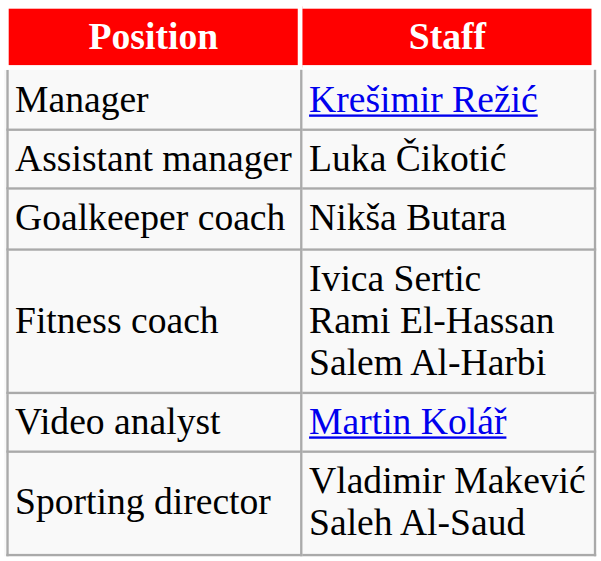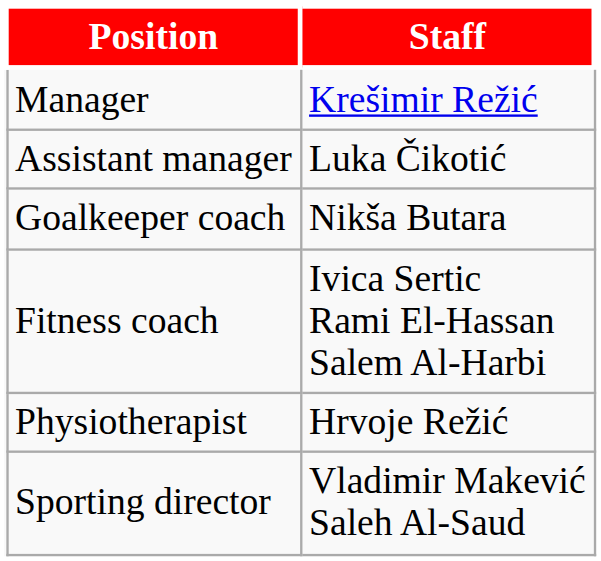- row: (118, 421)
+ row: (131, 421)
